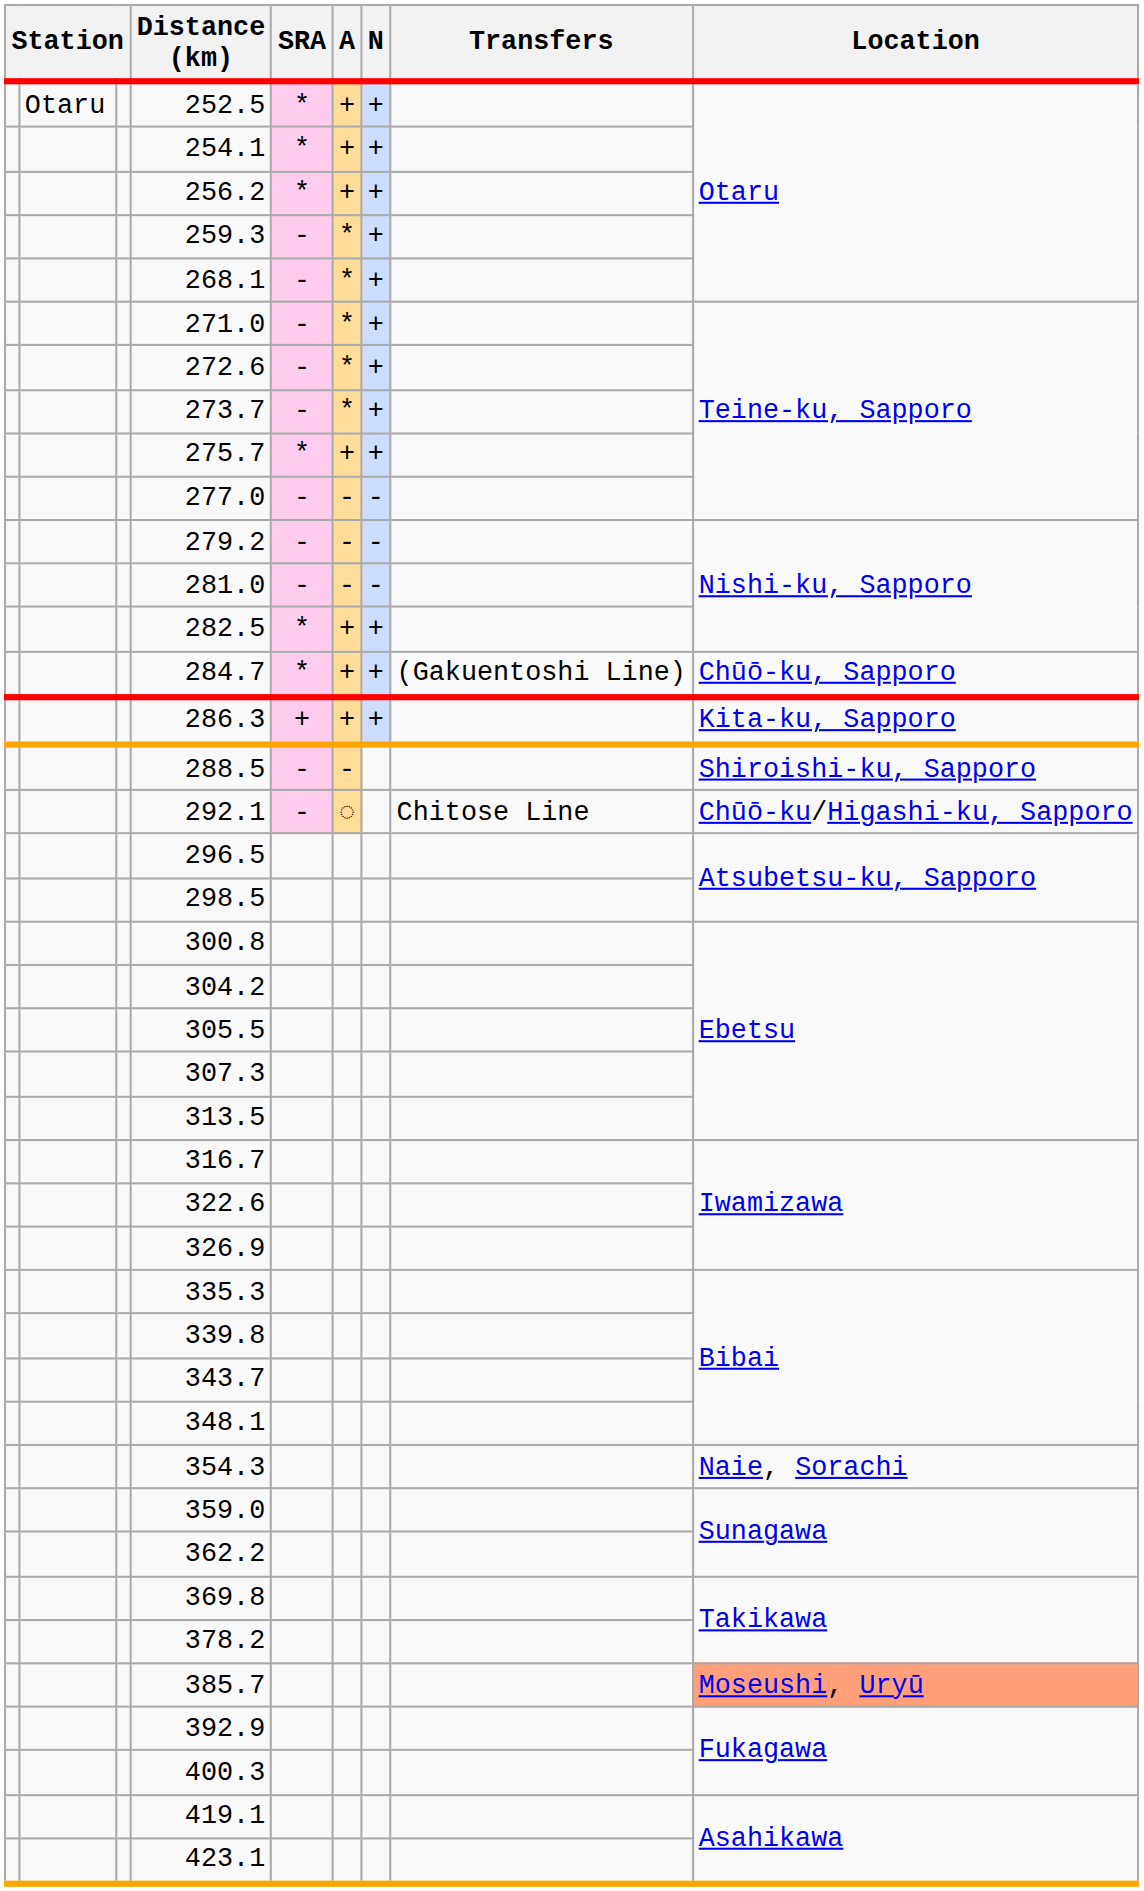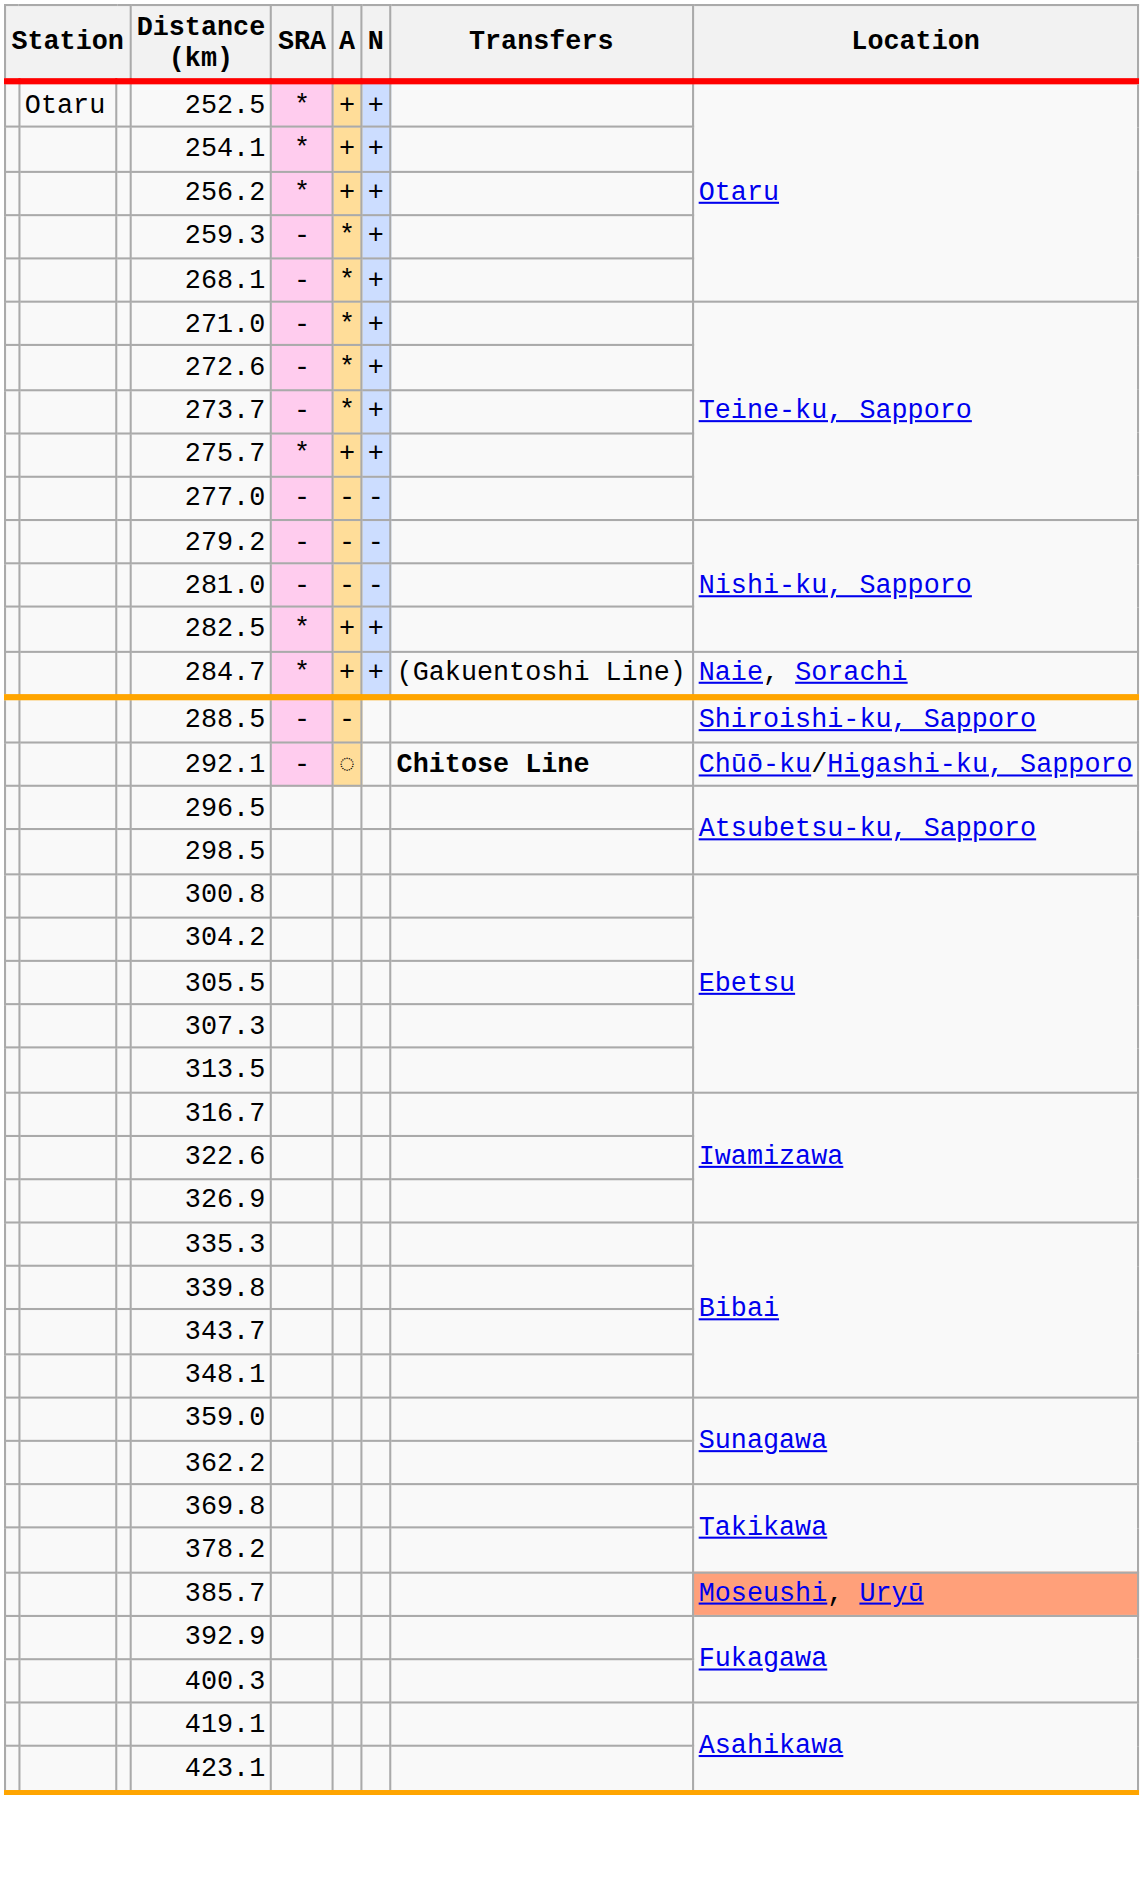(827, 673) Chūō-ku, Sapporo -> (803, 673) Naie, Sorachi
- row: (225, 721)
(493, 812) normal -> (493, 764) bold
- row: (225, 1467)
